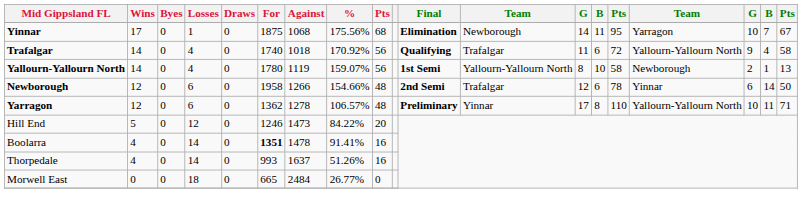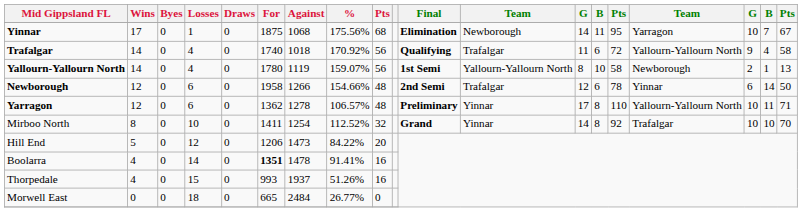+ row: (38, 123)
(271, 123) 1246 -> (271, 142) 1206
(193, 160) 14 -> (193, 178) 15
(299, 160) 1637 -> (299, 178) 1937
